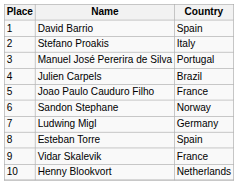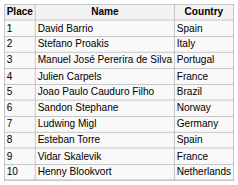(189, 76) Brazil -> (192, 76) France
(192, 92) France -> (189, 92) Brazil
